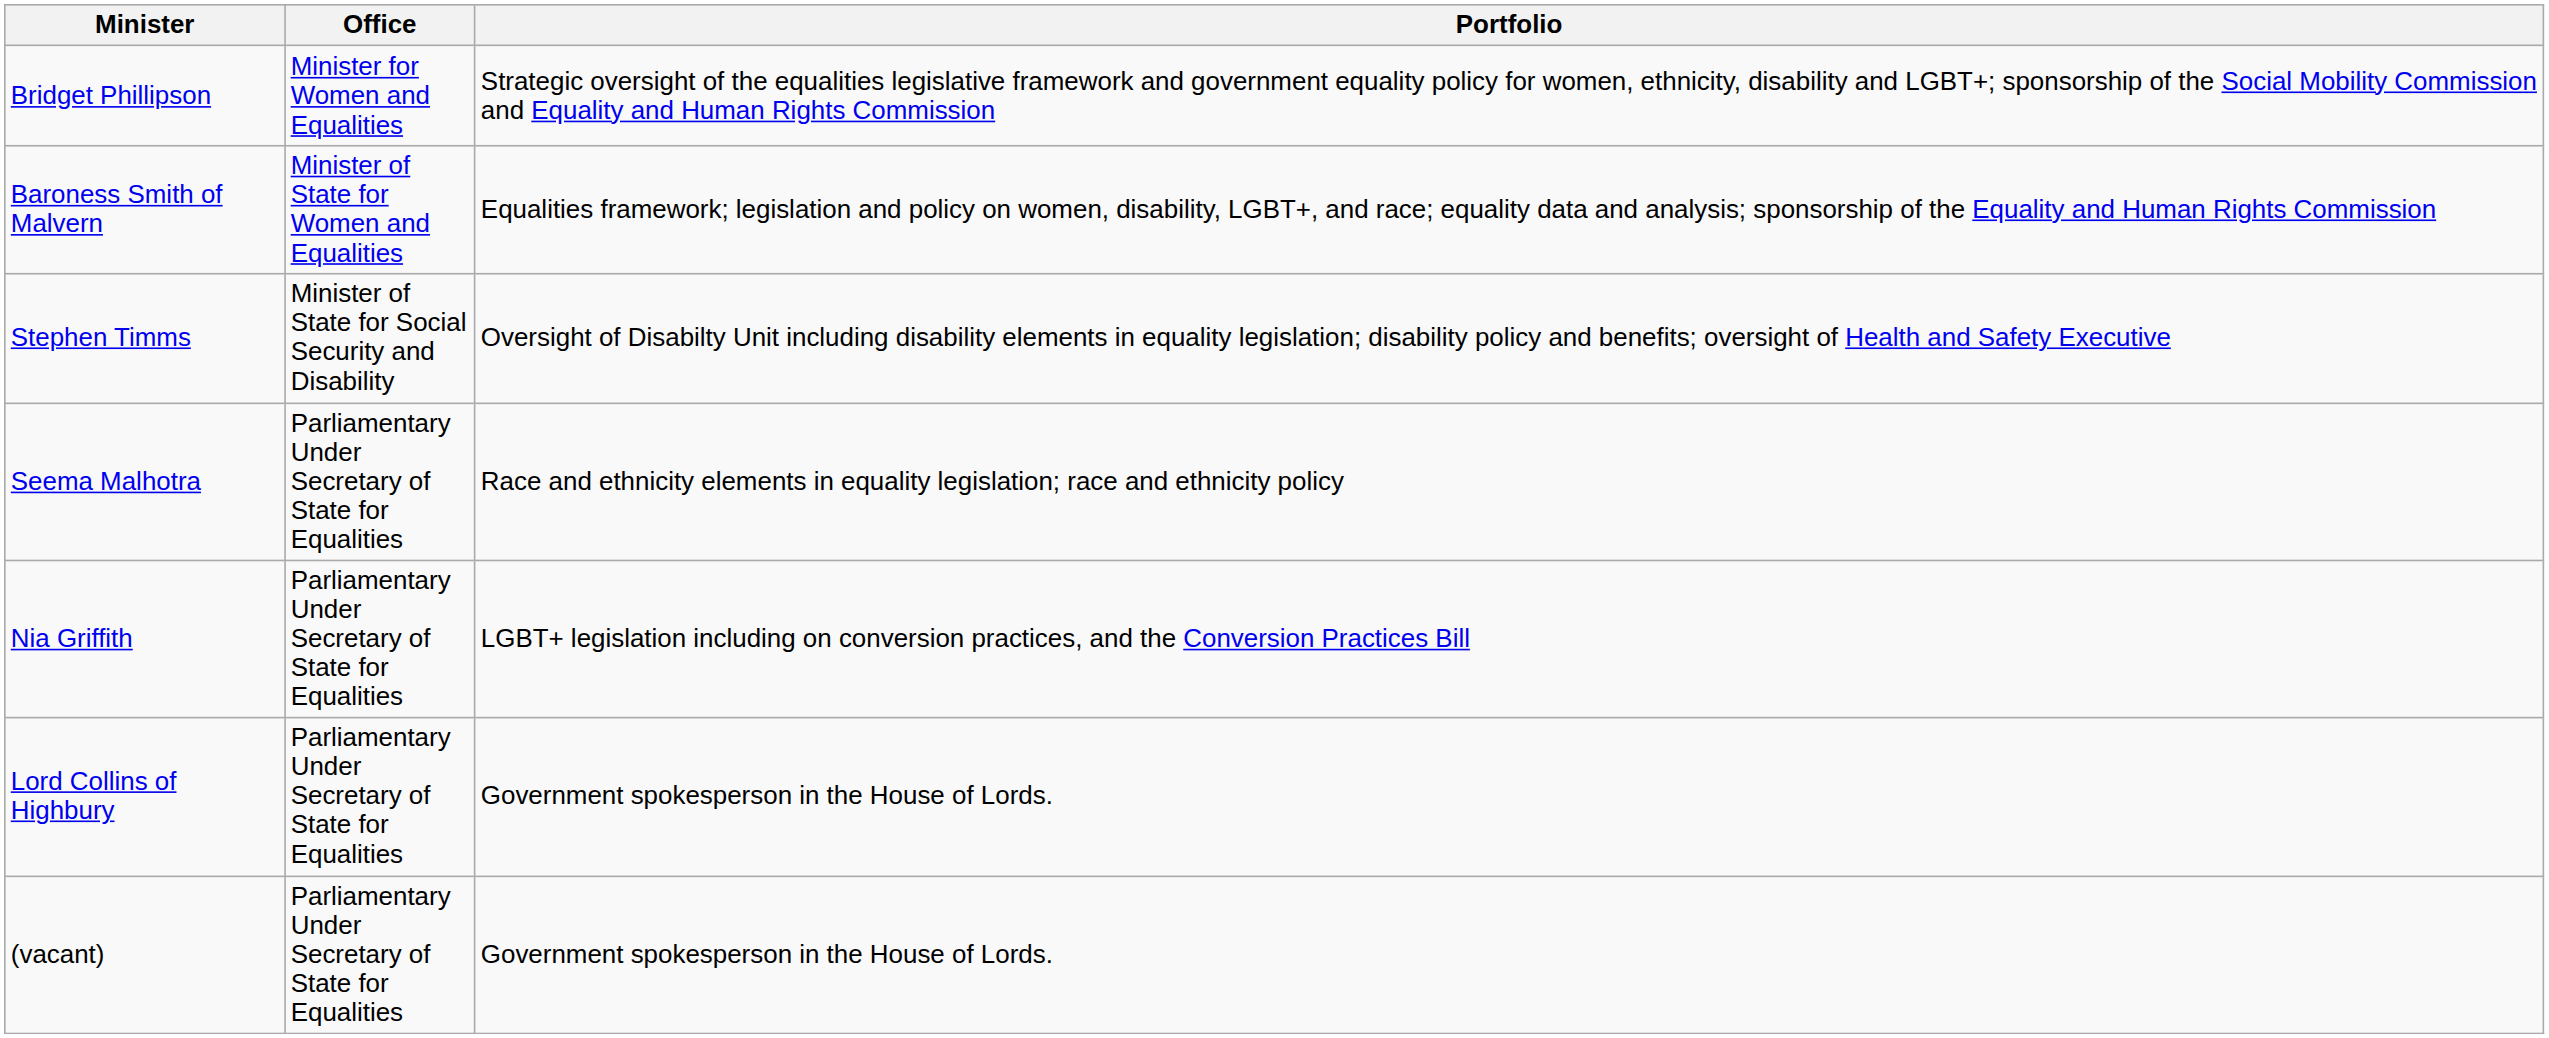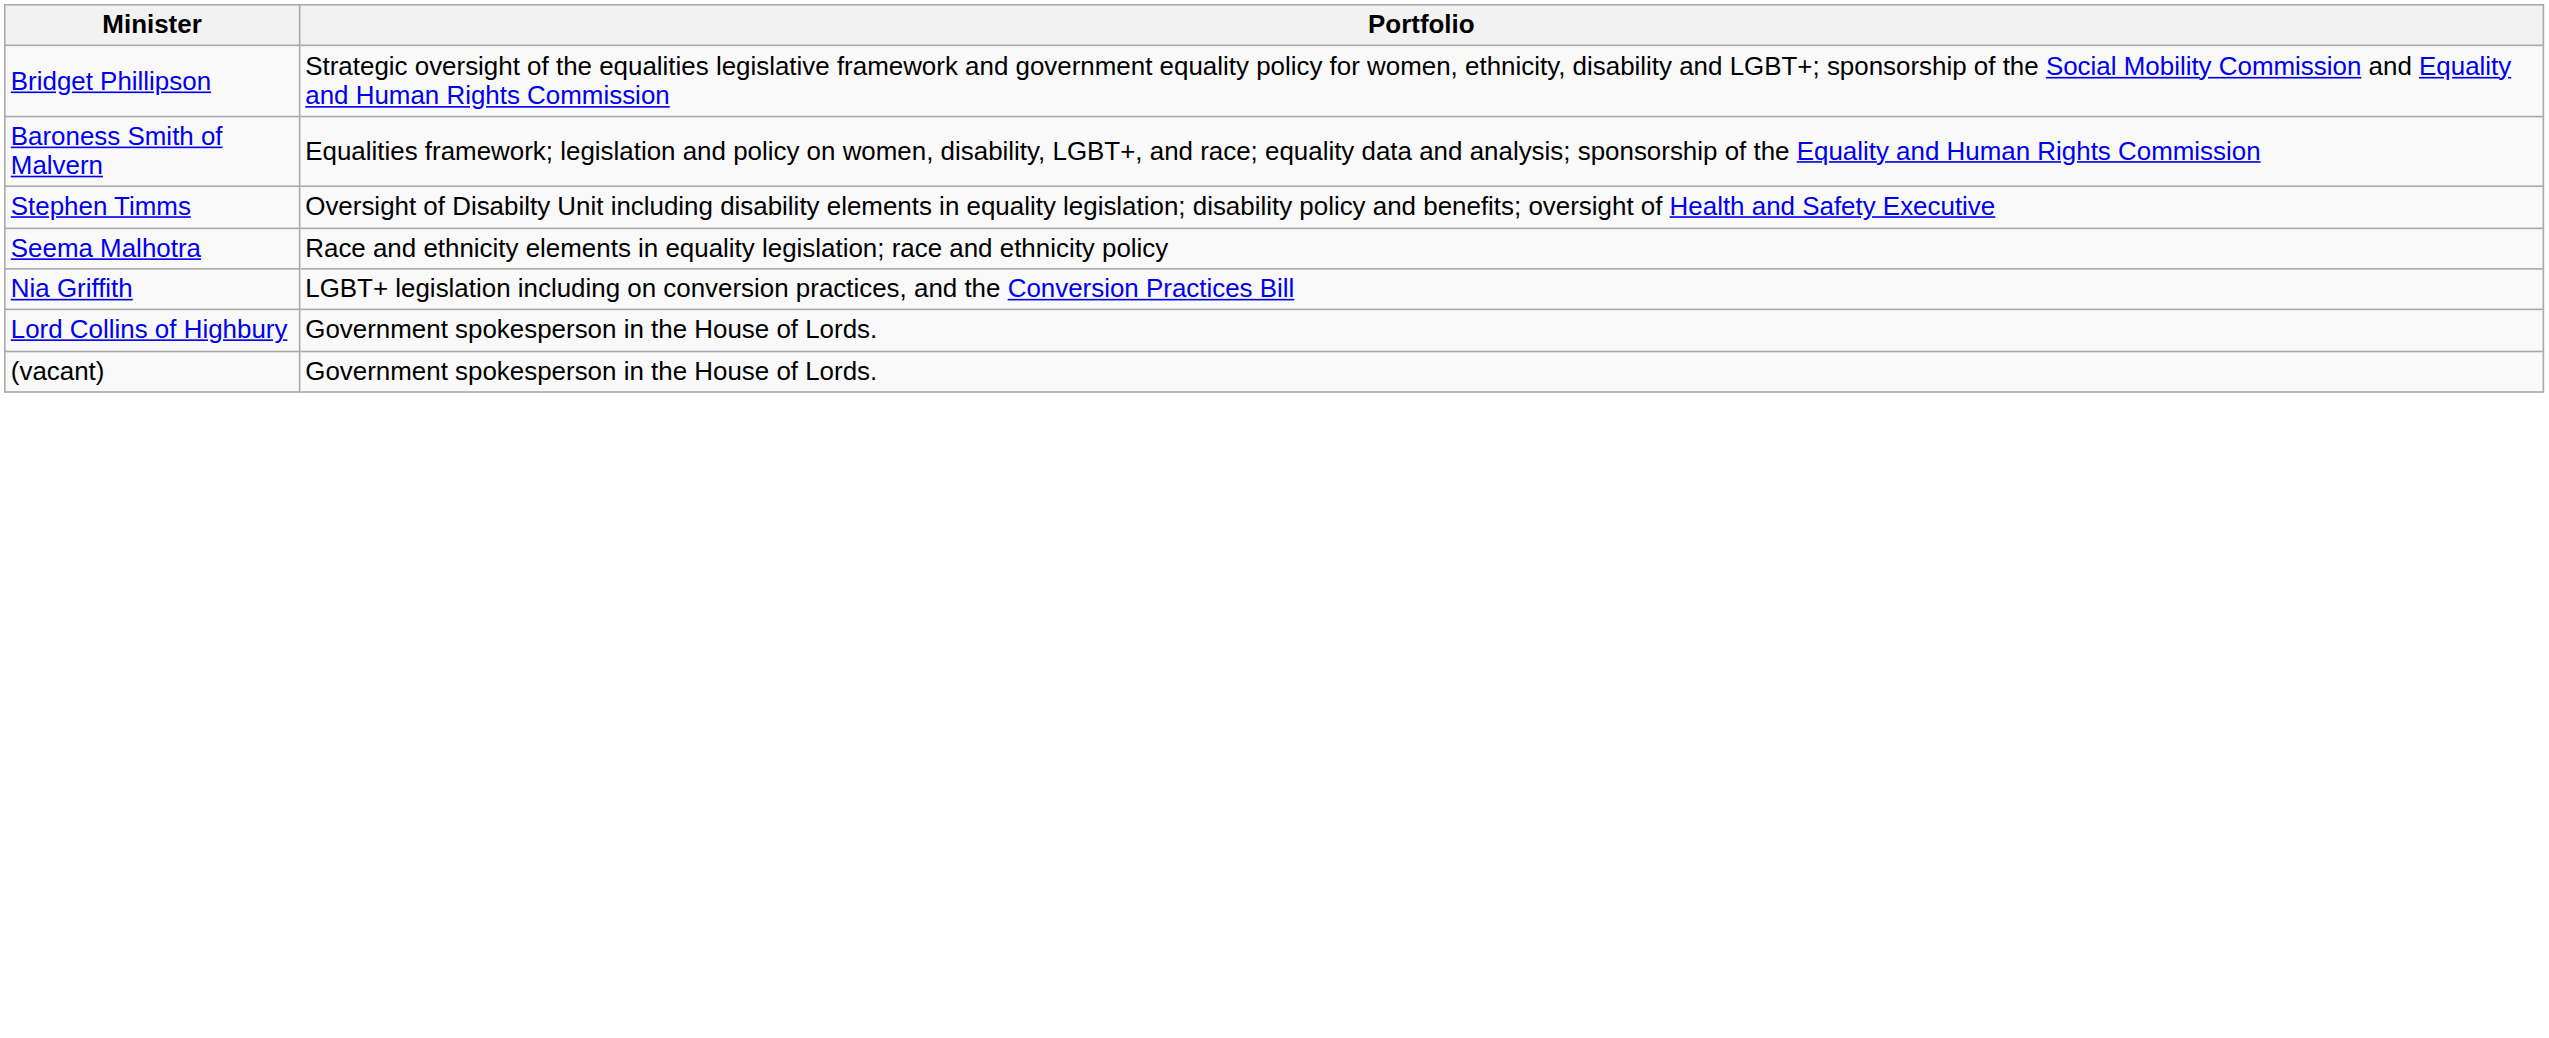- column: (380, 25)
